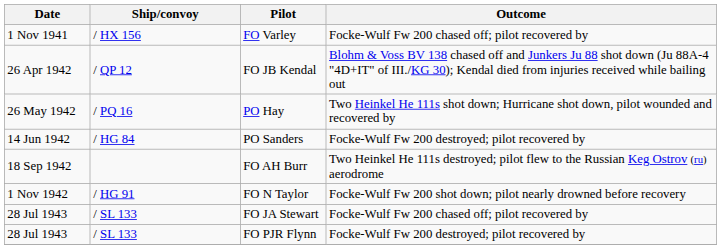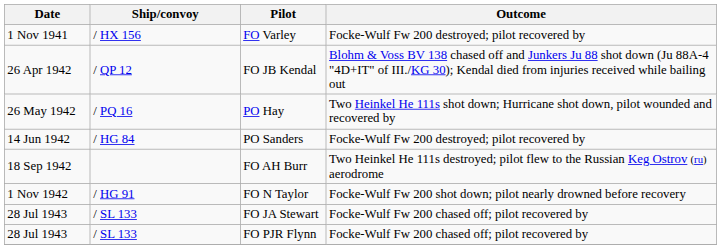(459, 34) Focke-Wulf Fw 200 chased off; pilot recovered by -> (457, 34) Focke-Wulf Fw 200 destroyed; pilot recovered by
(457, 234) Focke-Wulf Fw 200 destroyed; pilot recovered by -> (459, 234) Focke-Wulf Fw 200 chased off; pilot recovered by
